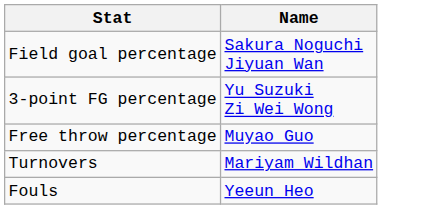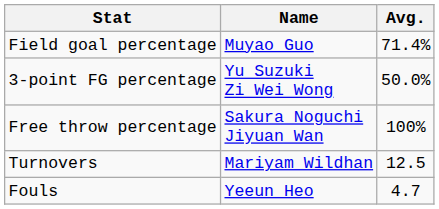+ column: (406, 18)
(294, 55) Sakura Noguchi Jiyuan Wan -> (269, 45) Muyao Guo
(269, 137) Muyao Guo -> (294, 127) Sakura Noguchi Jiyuan Wan
